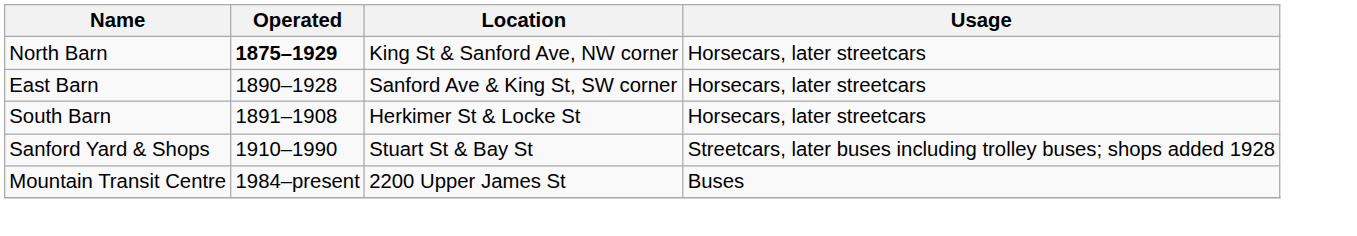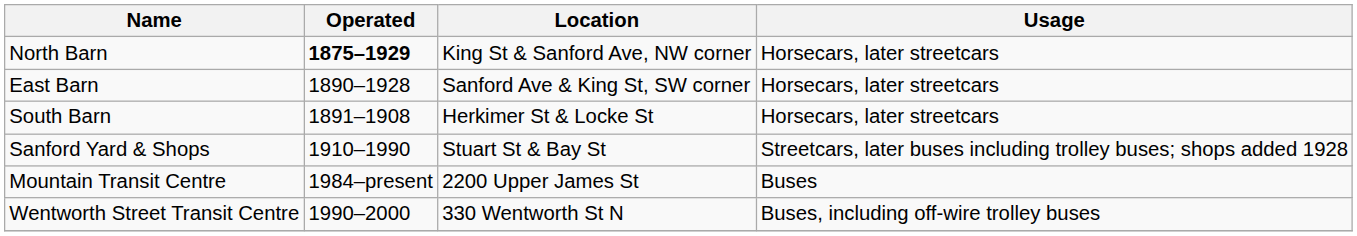+ row: (154, 213)
